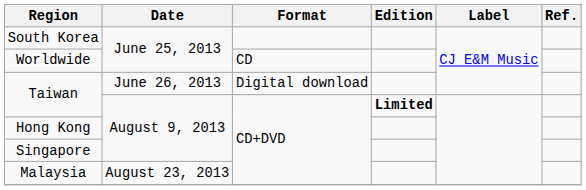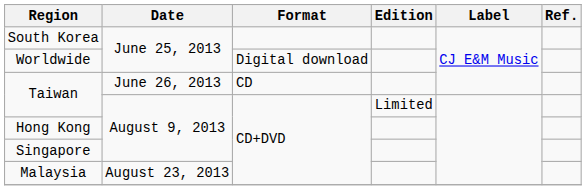(244, 61) CD -> (302, 61) Digital download
(302, 83) Digital download -> (244, 83) CD
(404, 106) bold -> (404, 106) normal
